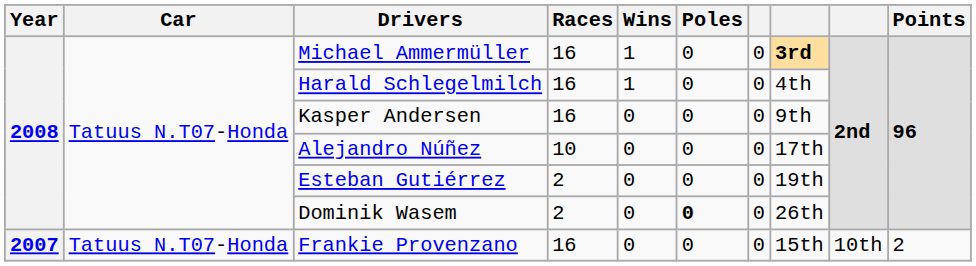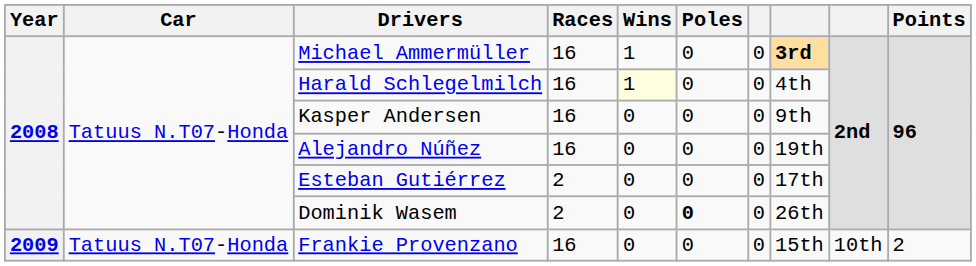(629, 85) no background -> (629, 85) lightyellow background
(564, 149) 10 -> (564, 149) 16
(799, 149) 17th -> (799, 149) 19th
(799, 181) 19th -> (799, 181) 17th
(34, 245) 2007 -> (34, 245) 2009
